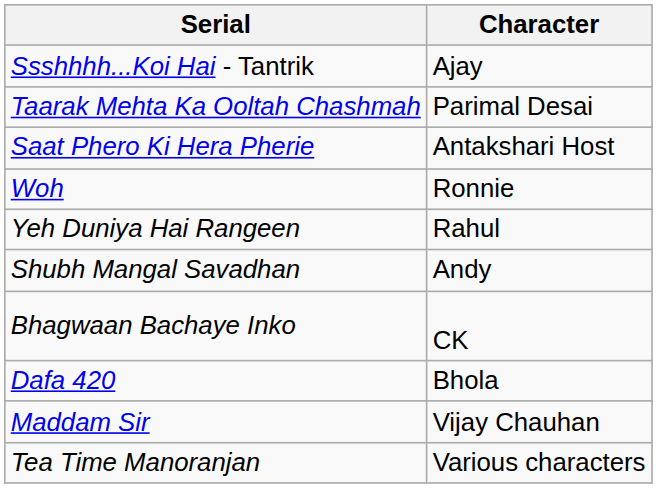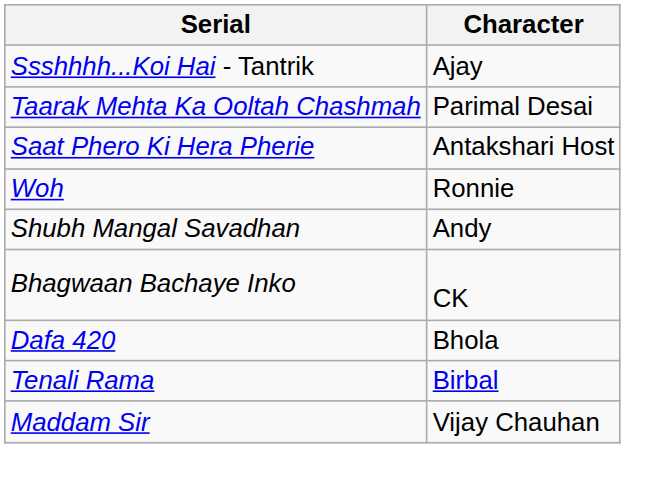- row: (155, 229)
+ row: (83, 380)
- row: (135, 462)
